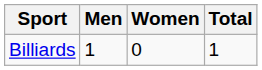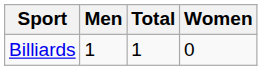columns swapped: (165, 19) <-> (230, 19)
